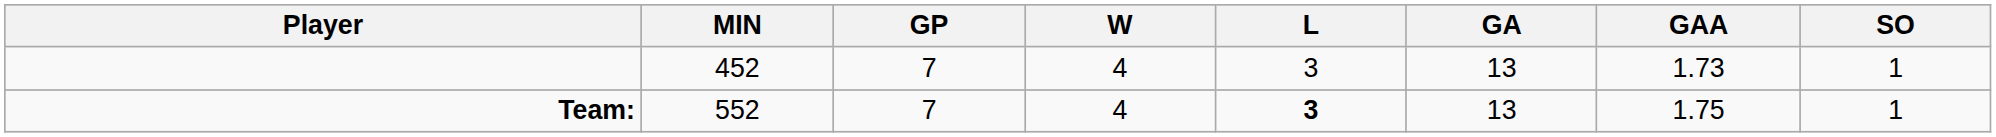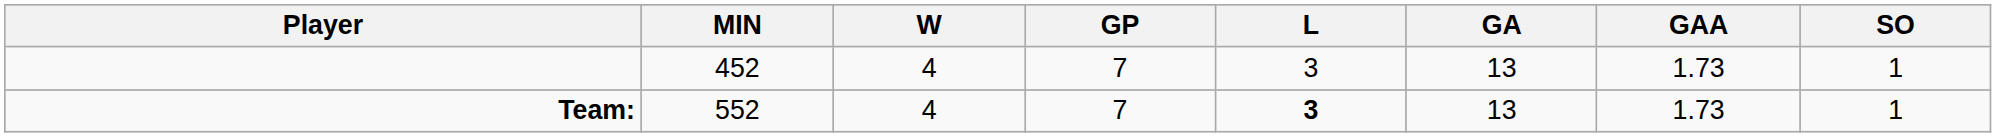columns swapped: (929, 25) <-> (1120, 25)
(1699, 110) 1.75 -> (1699, 110) 1.73
